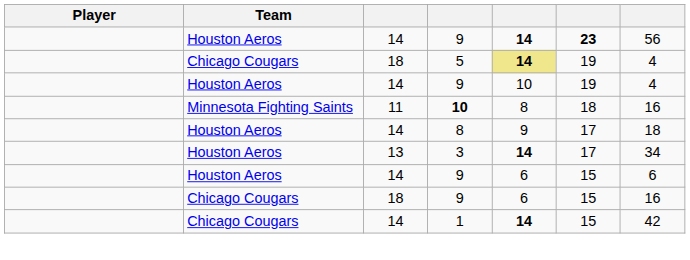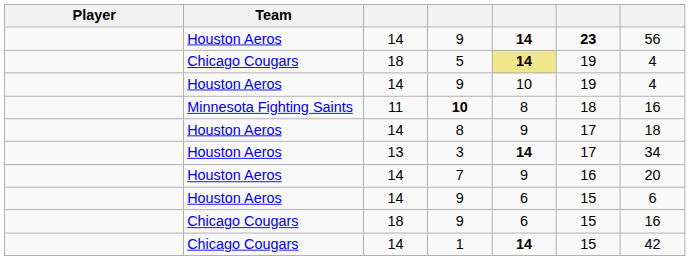+ row: (395, 175)
